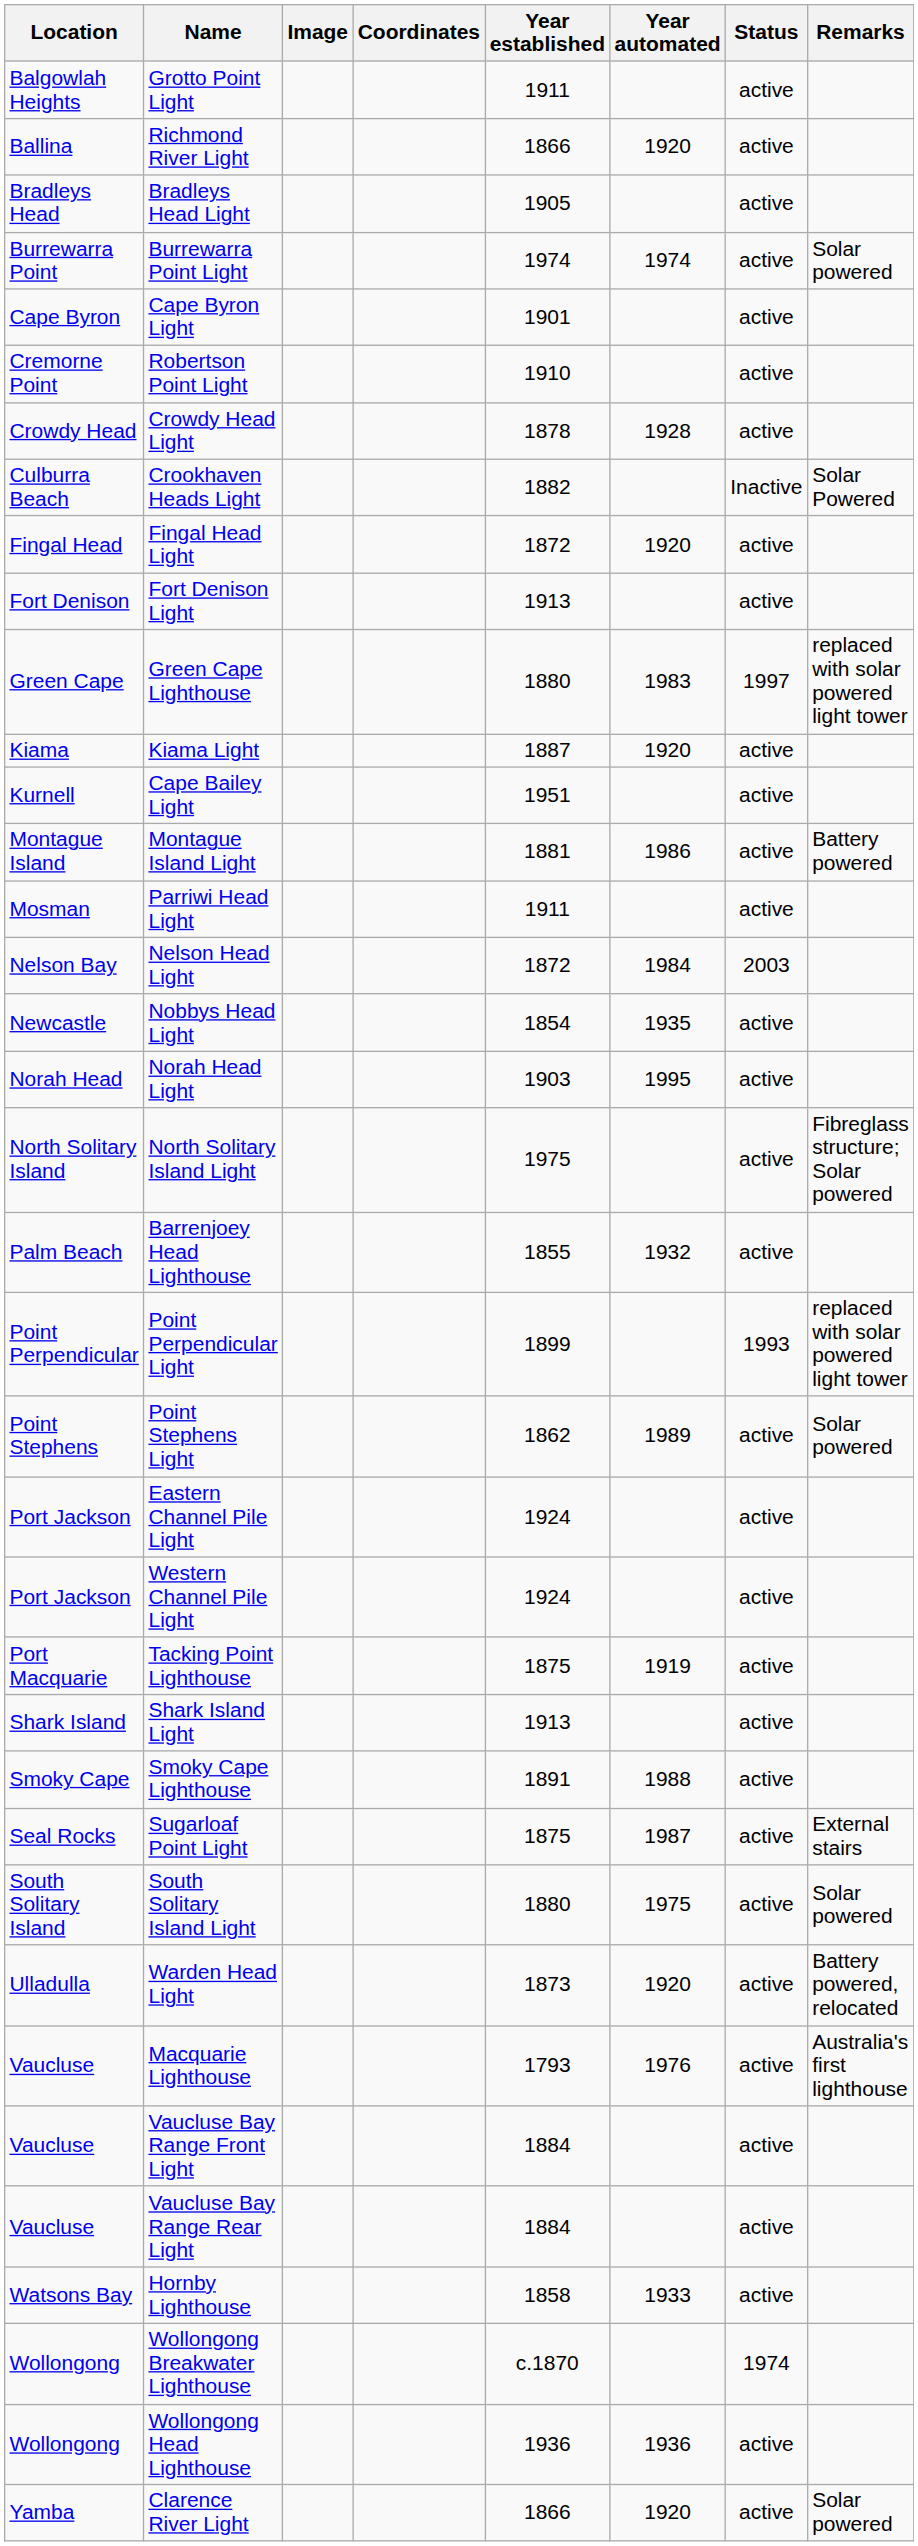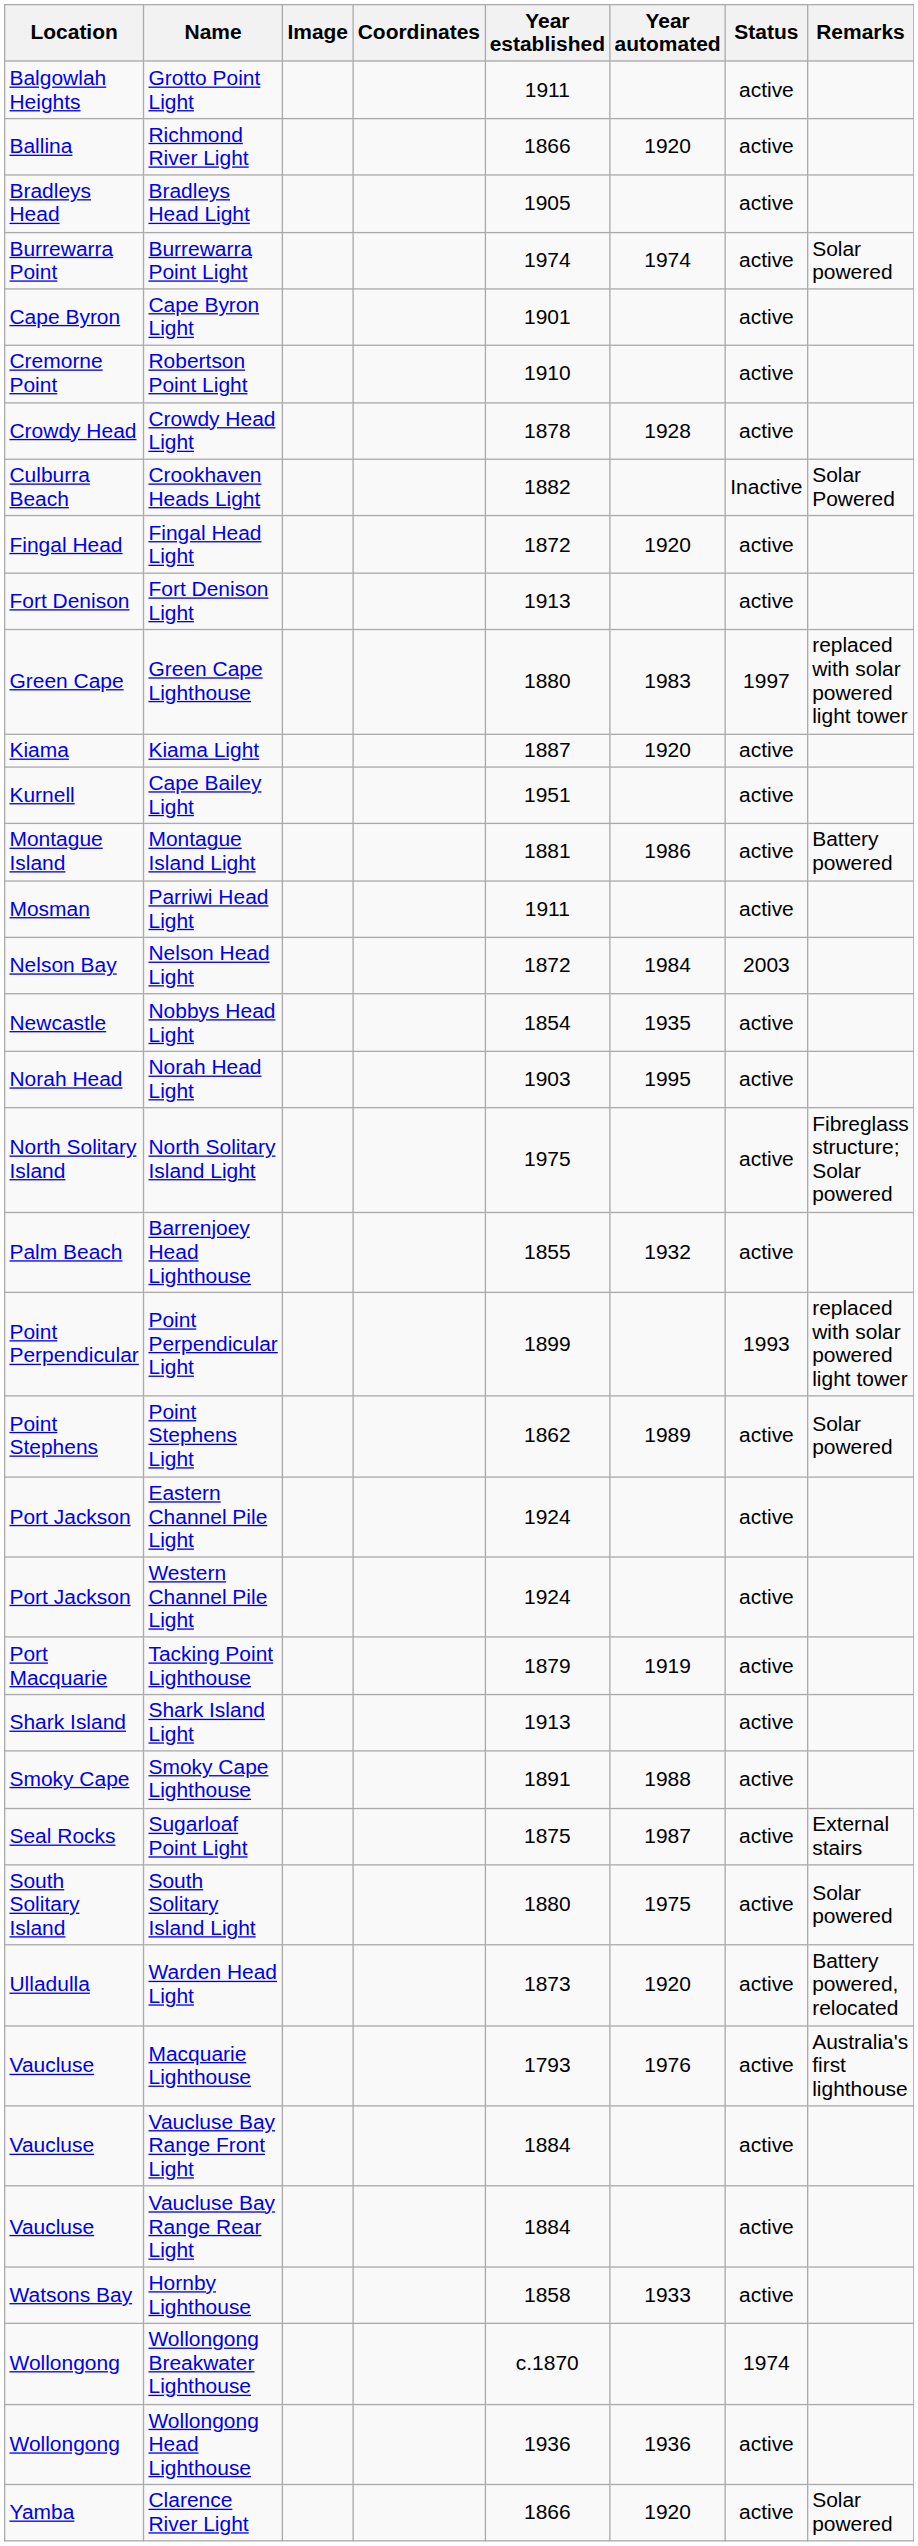(547, 1665) 1875 -> (547, 1665) 1879
